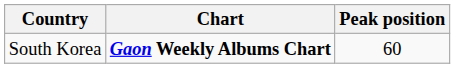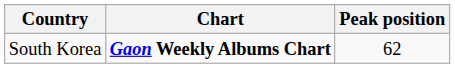(392, 48) 60 -> (392, 48) 62
